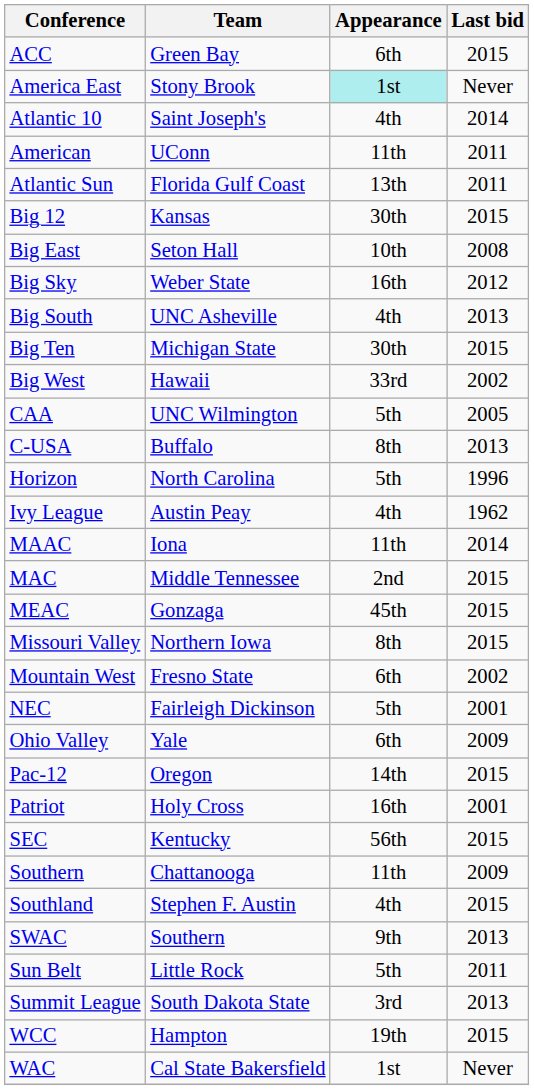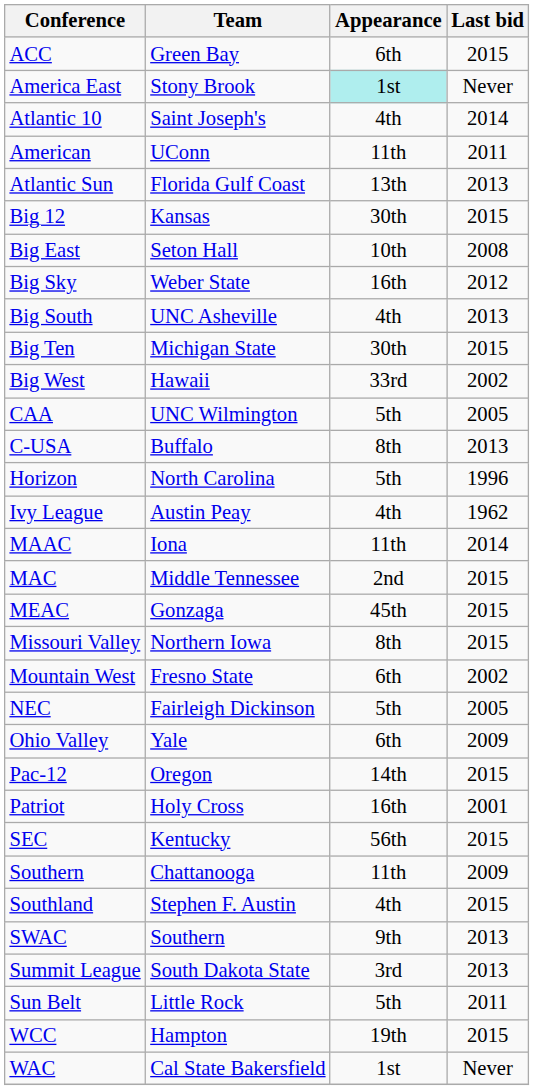(488, 184) 2011 -> (488, 184) 2013
(488, 708) 2001 -> (488, 708) 2005
rows swapped: (75, 1002) <-> (45, 970)
